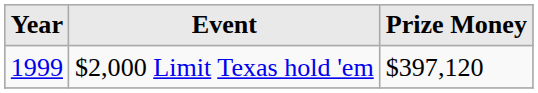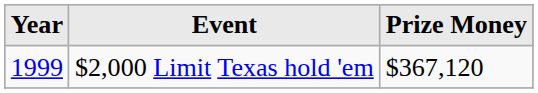(435, 66) $397,120 -> (435, 66) $367,120
